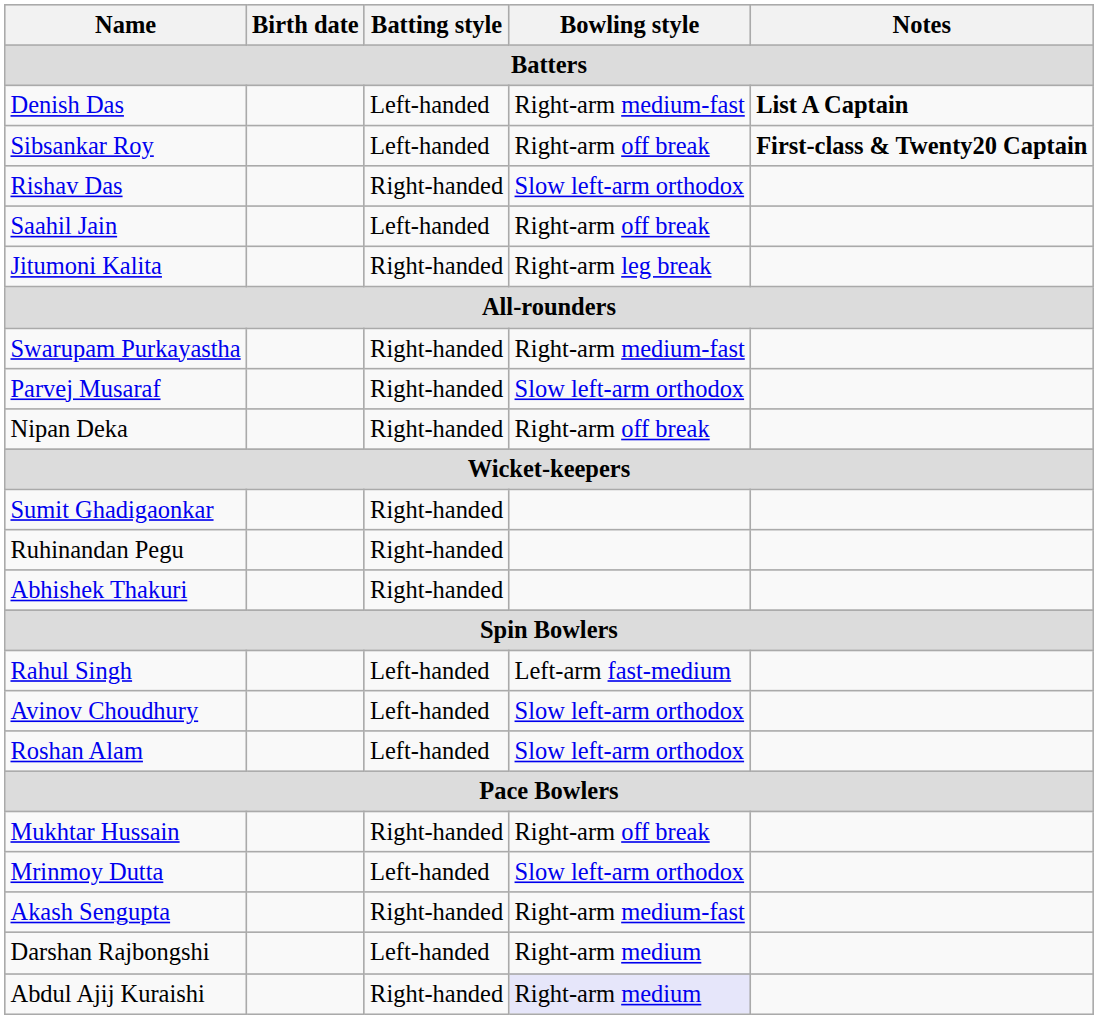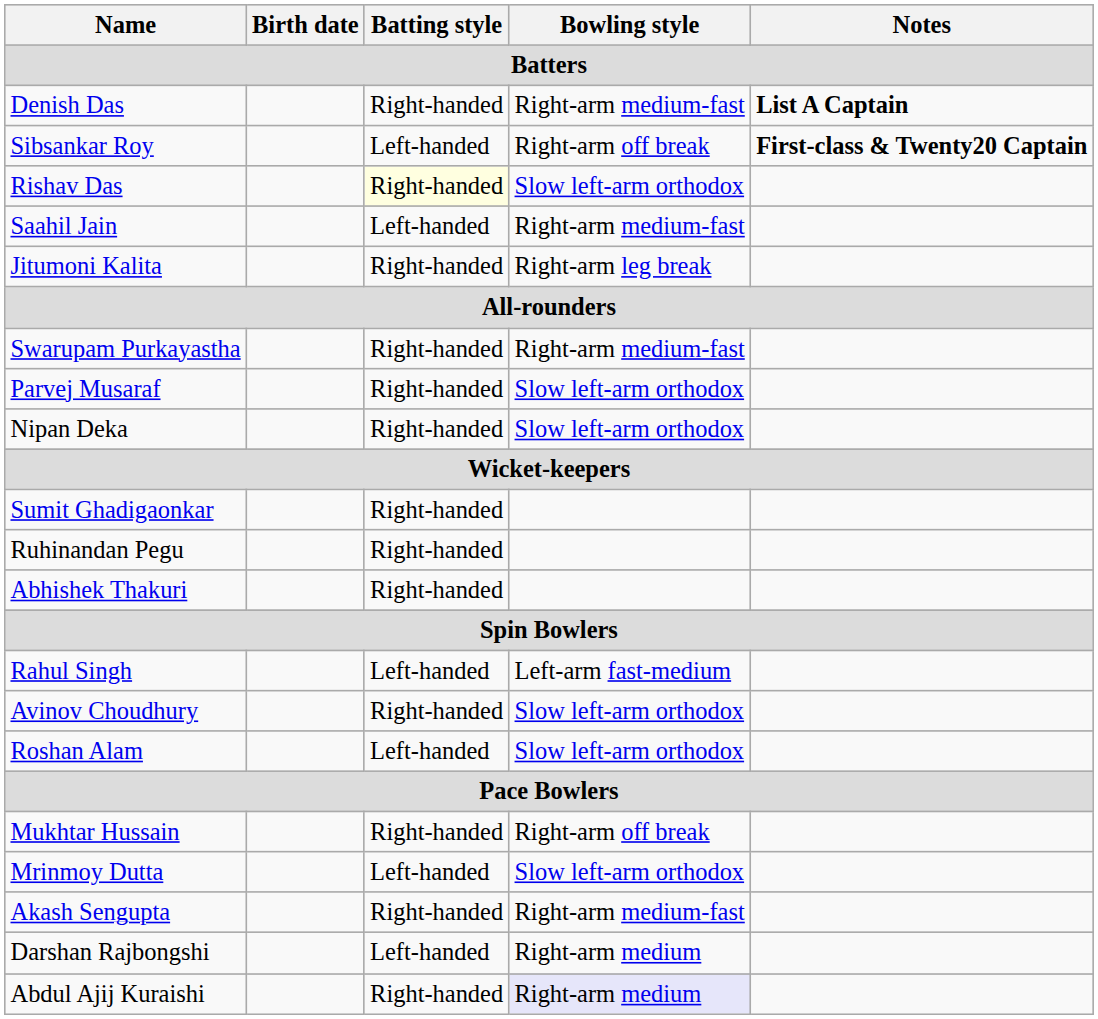(430, 105) Left-handed -> (437, 105) Right-handed
(437, 186) no background -> (437, 186) lightyellow background
(612, 226) Right-arm off break -> (630, 226) Right-arm medium-fast
(612, 428) Right-arm off break -> (629, 428) Slow left-arm orthodox
(430, 710) Left-handed -> (437, 710) Right-handed
